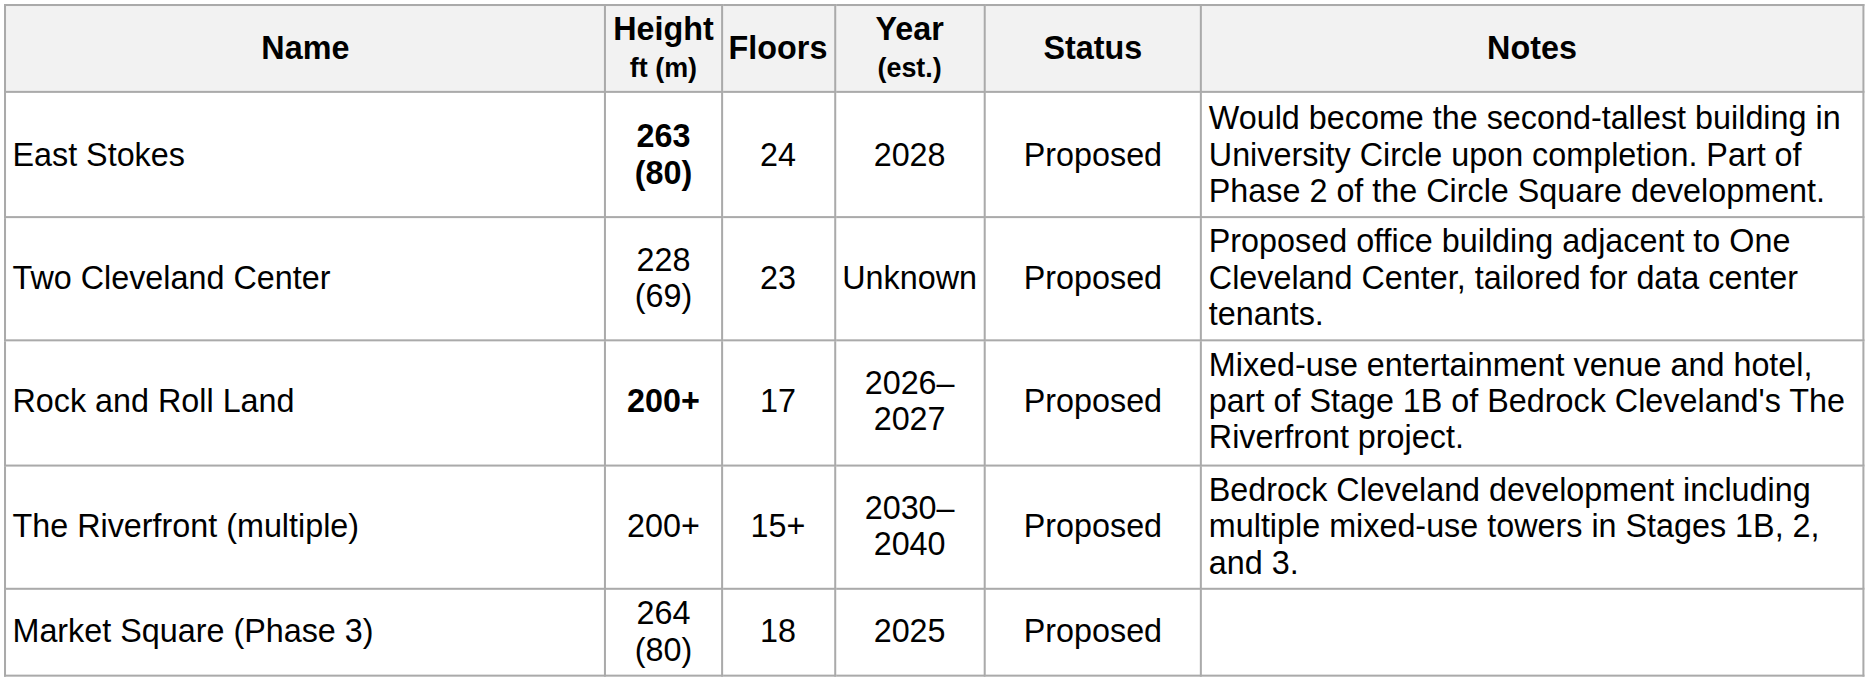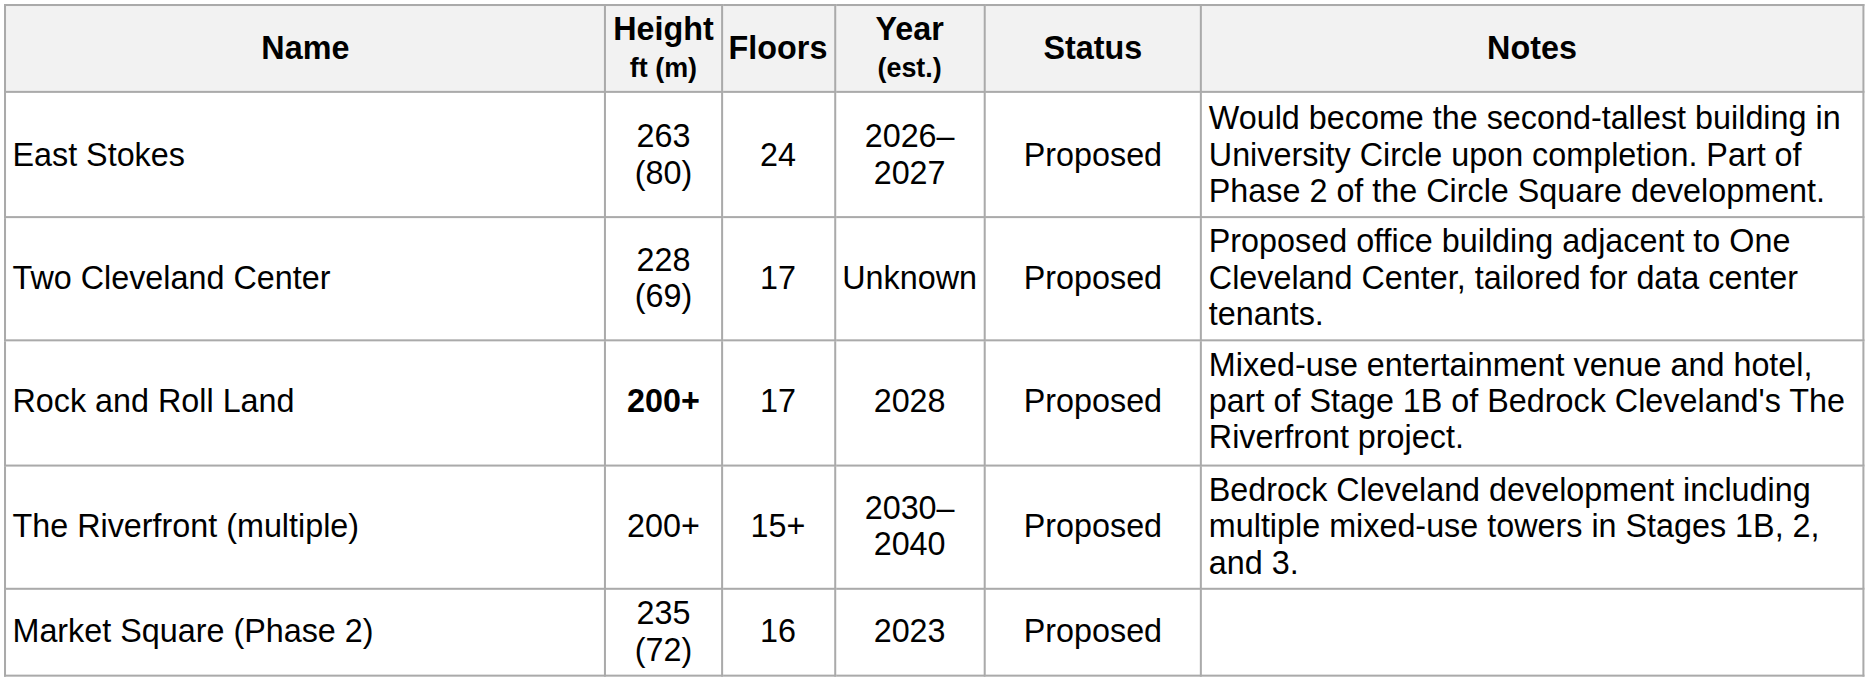(663, 154) bold -> (663, 154) normal
(910, 154) 2028 -> (910, 154) 2026–2027
(778, 278) 23 -> (778, 278) 17
(910, 402) 2026–2027 -> (910, 402) 2028
+ row: (193, 631)
- row: (193, 631)
